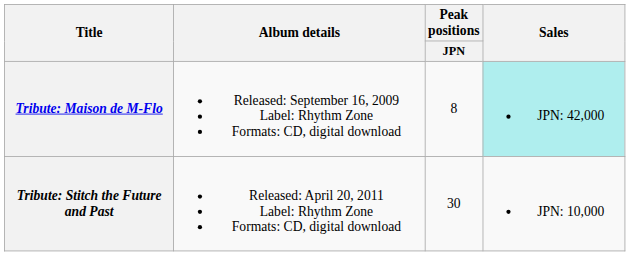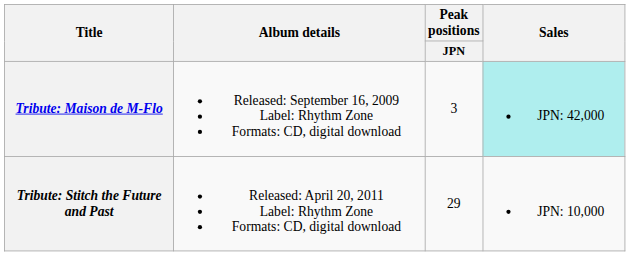(454, 108) 8 -> (454, 108) 3
(454, 203) 30 -> (454, 203) 29
